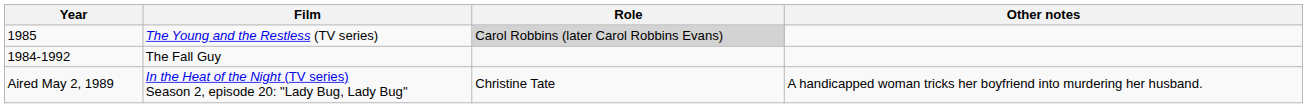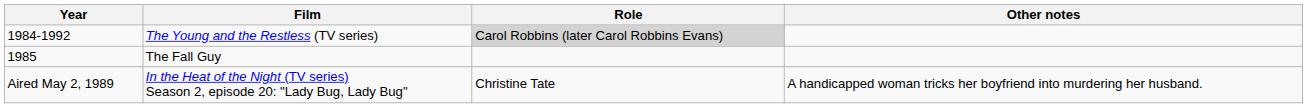(22, 35) 1985 -> (39, 35) 1984-1992
(39, 56) 1984-1992 -> (22, 56) 1985
